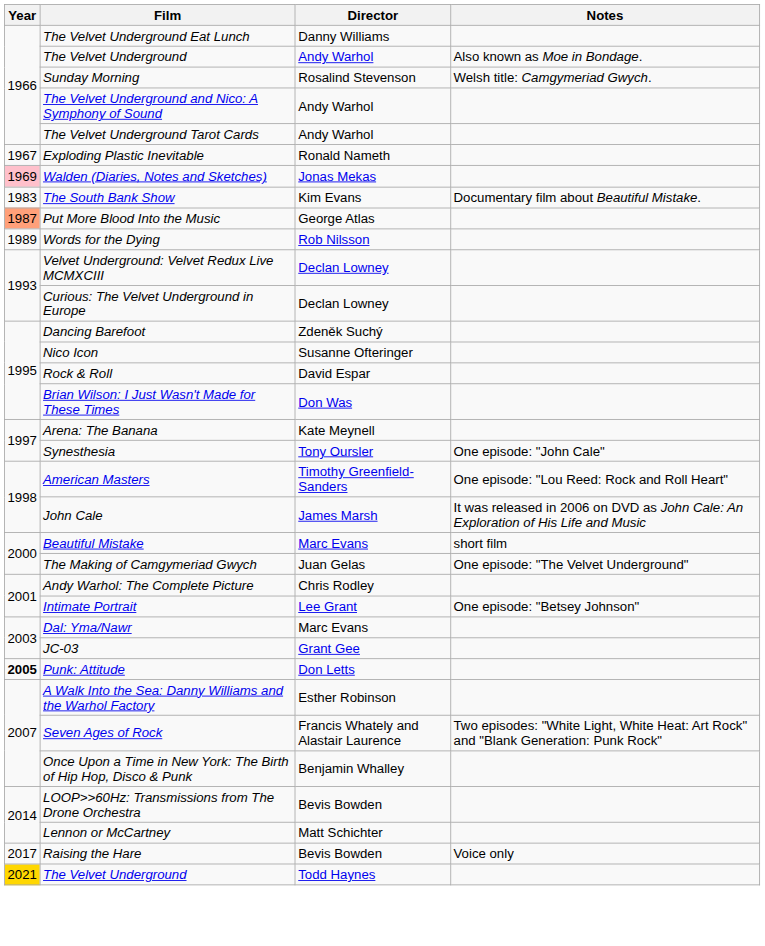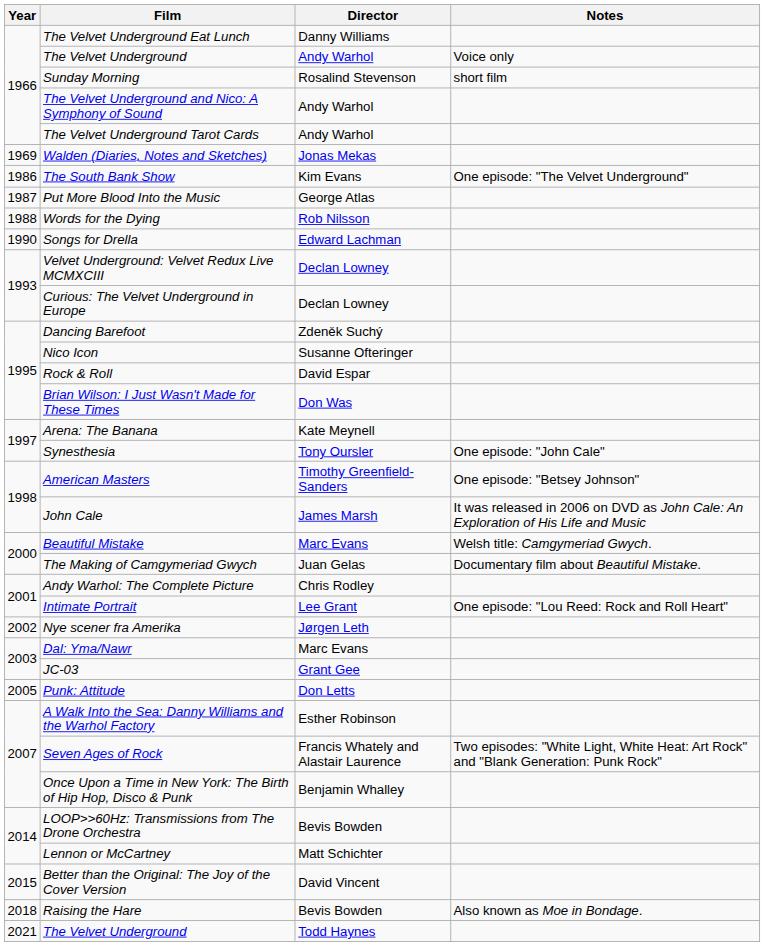(548, 57) Also known as Moe in Bondage. -> (484, 57) Voice only
(553, 78) Welsh title: Camgymeriad Gwych. -> (480, 78) short film
- row: (123, 155)
(22, 176) pink background -> (22, 155) no background
(22, 197) 1983 -> (22, 176) 1986
(577, 197) Documentary film about Beautiful Mistake. -> (571, 176) One episode: "The Velvet Underground"
(22, 218) lightsalmon background -> (22, 197) no background
(22, 239) 1989 -> (22, 218) 1988
+ row: (90, 239)
(591, 479) One episode: "Lou Reed: Rock and Roll Heart" -> (546, 479) One episode: "Betsey Johnson"
(480, 543) short film -> (553, 543) Welsh title: Camgymeriad Gwych.
(571, 564) One episode: "The Velvet Underground" -> (577, 564) Documentary film about Beautiful Mistake.
(546, 606) One episode: "Betsey Johnson" -> (591, 606) One episode: "Lou Reed: Rock and Roll Heart"
+ row: (112, 627)
(22, 669) bold -> (22, 690) normal
+ row: (157, 882)
(22, 854) 2017 -> (22, 910) 2018
(484, 854) Voice only -> (548, 910) Also known as Moe in Bondage.
(22, 875) gold background -> (22, 931) no background
